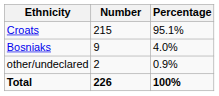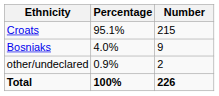columns swapped: (121, 13) <-> (182, 13)
